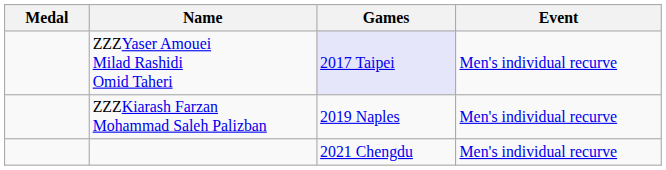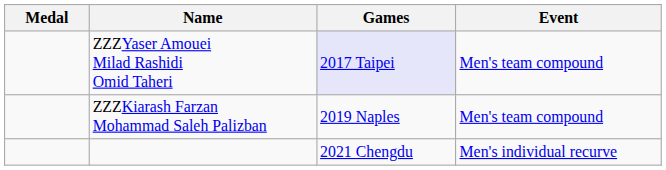(538, 62) Men's individual recurve -> (531, 62) Men's team compound
(538, 116) Men's individual recurve -> (531, 116) Men's team compound
